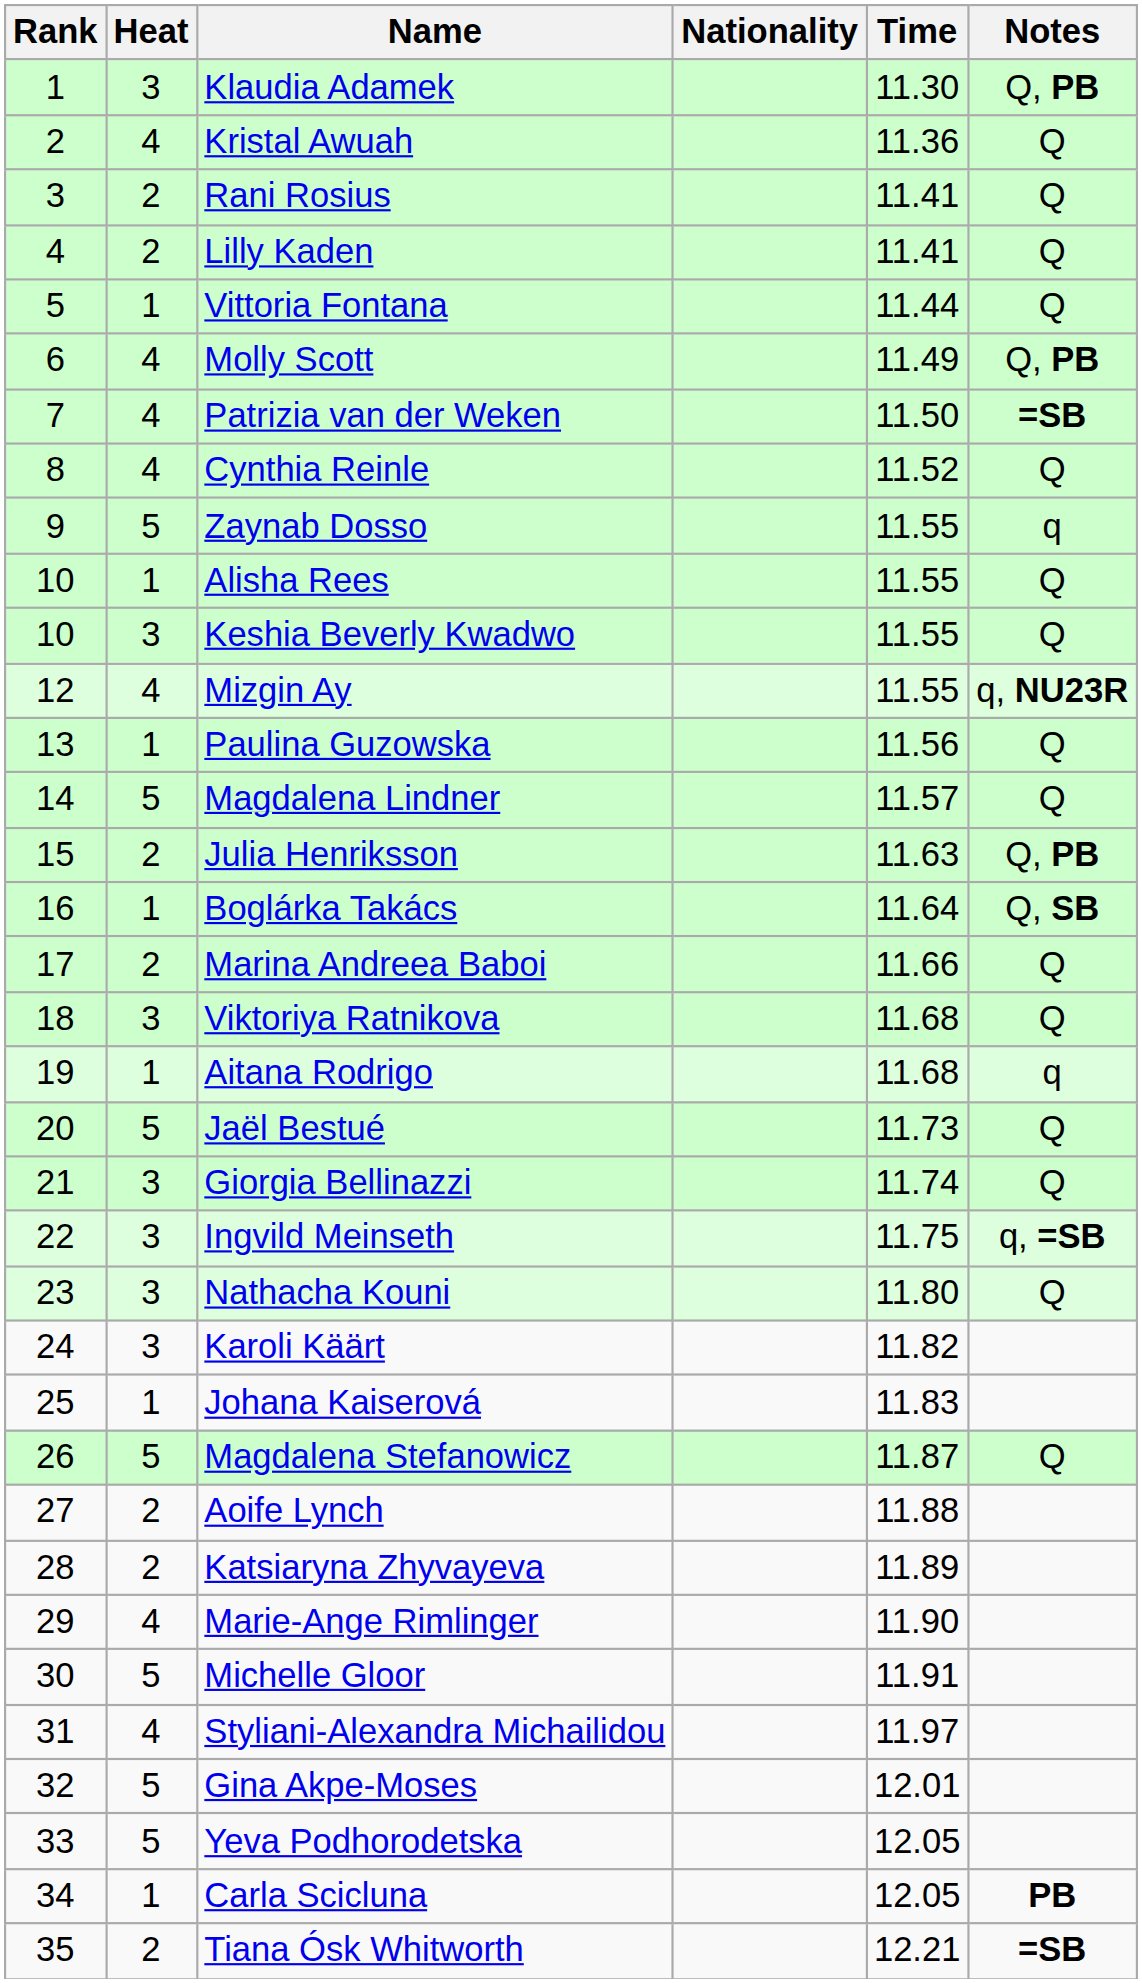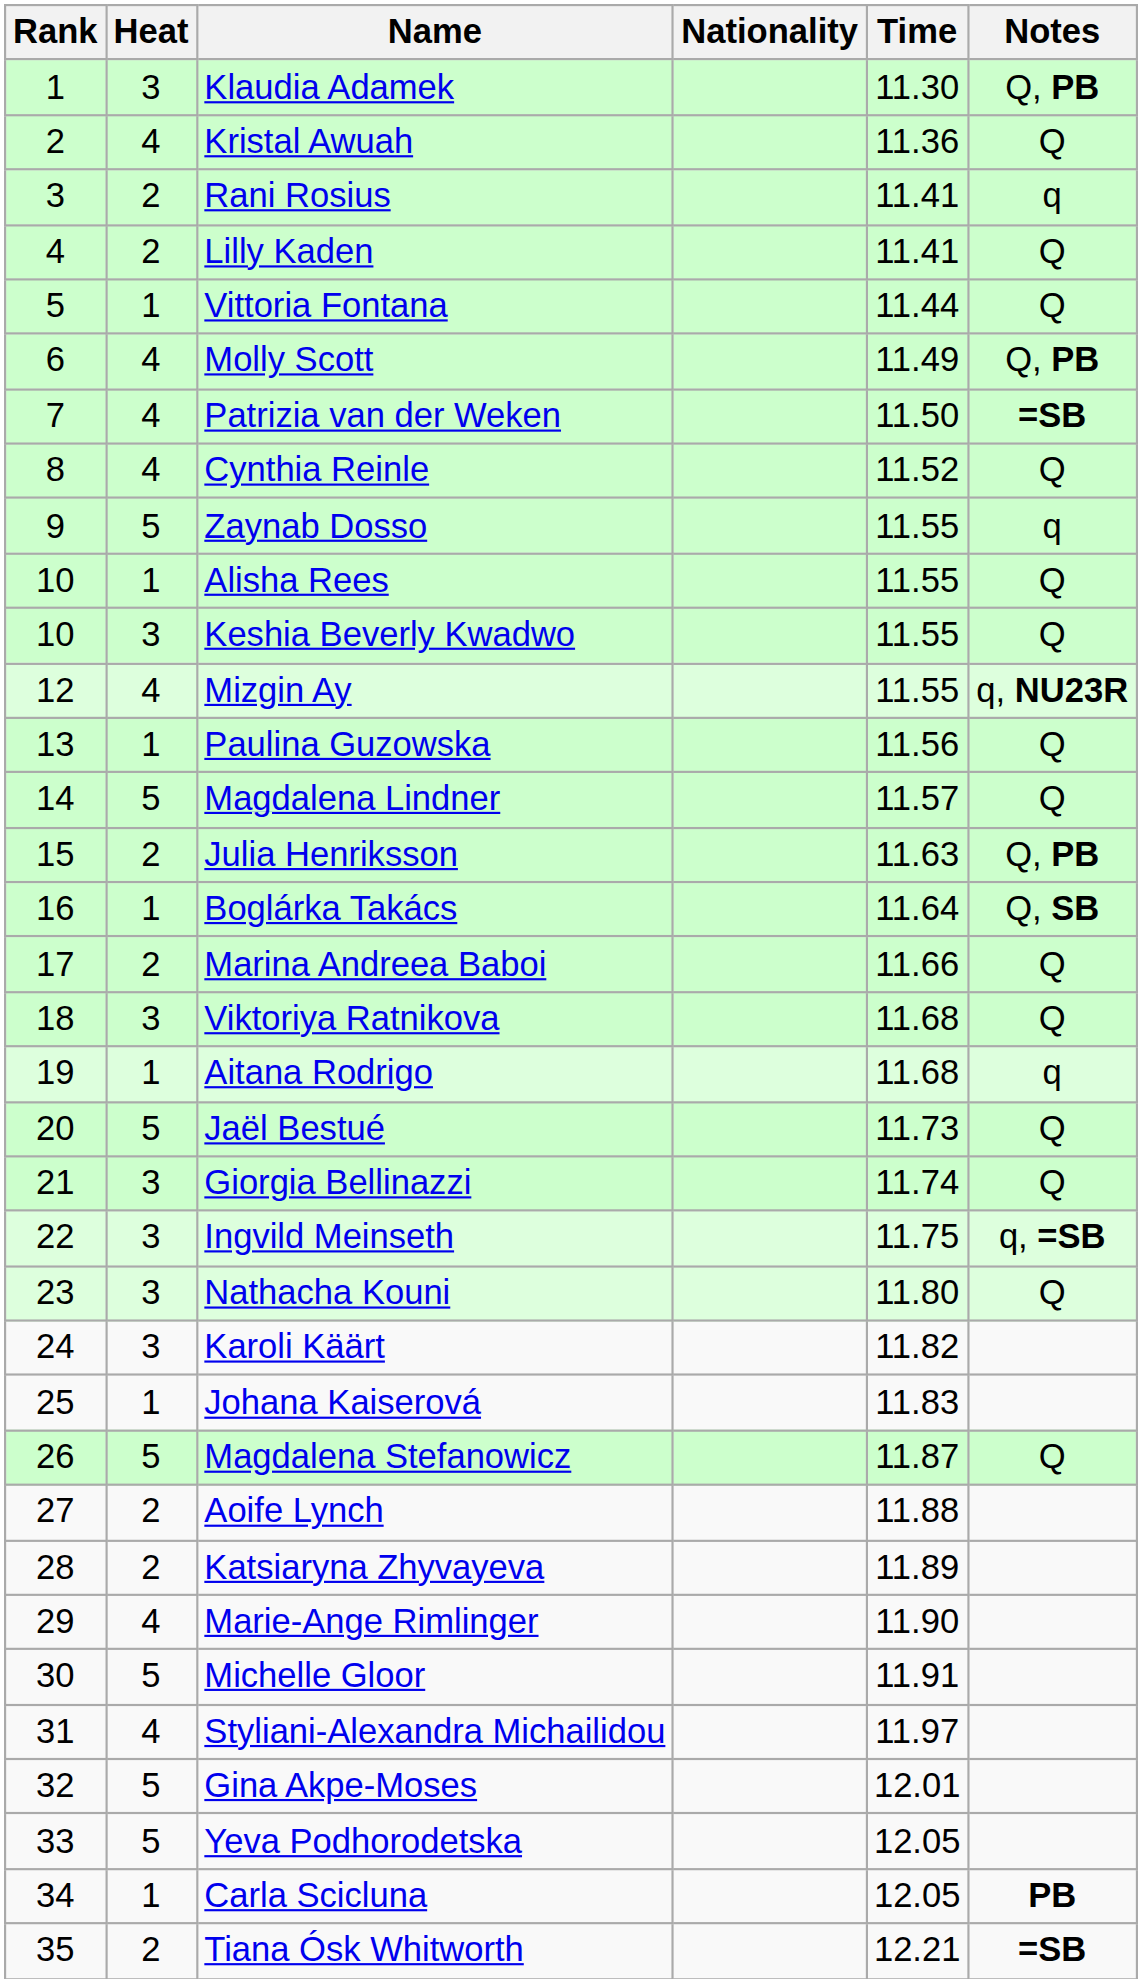(1052, 196) Q -> (1052, 196) q
